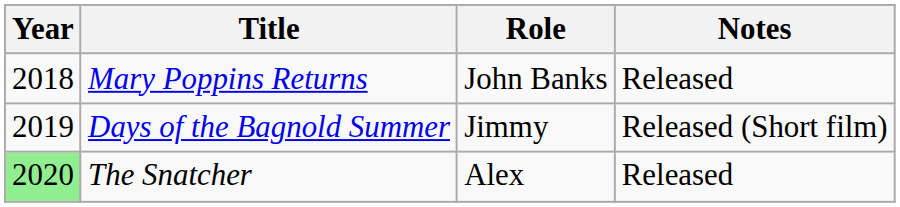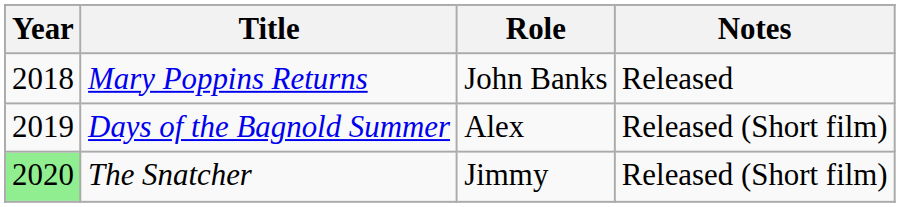(506, 126) Jimmy -> (494, 126) Alex
(494, 175) Alex -> (506, 175) Jimmy
(677, 175) Released -> (755, 175) Released (Short film)
